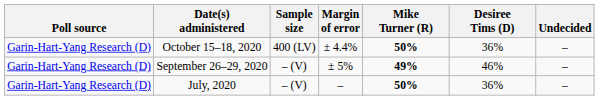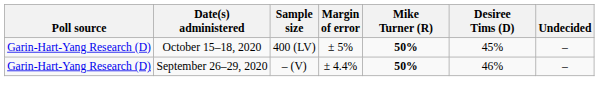(341, 47) ± 4.4% -> (341, 47) ± 5%
(492, 47) 36% -> (492, 47) 45%
(341, 66) ± 5% -> (341, 66) ± 4.4%
(406, 66) 49% -> (406, 66) 50%
- row: (212, 85)
